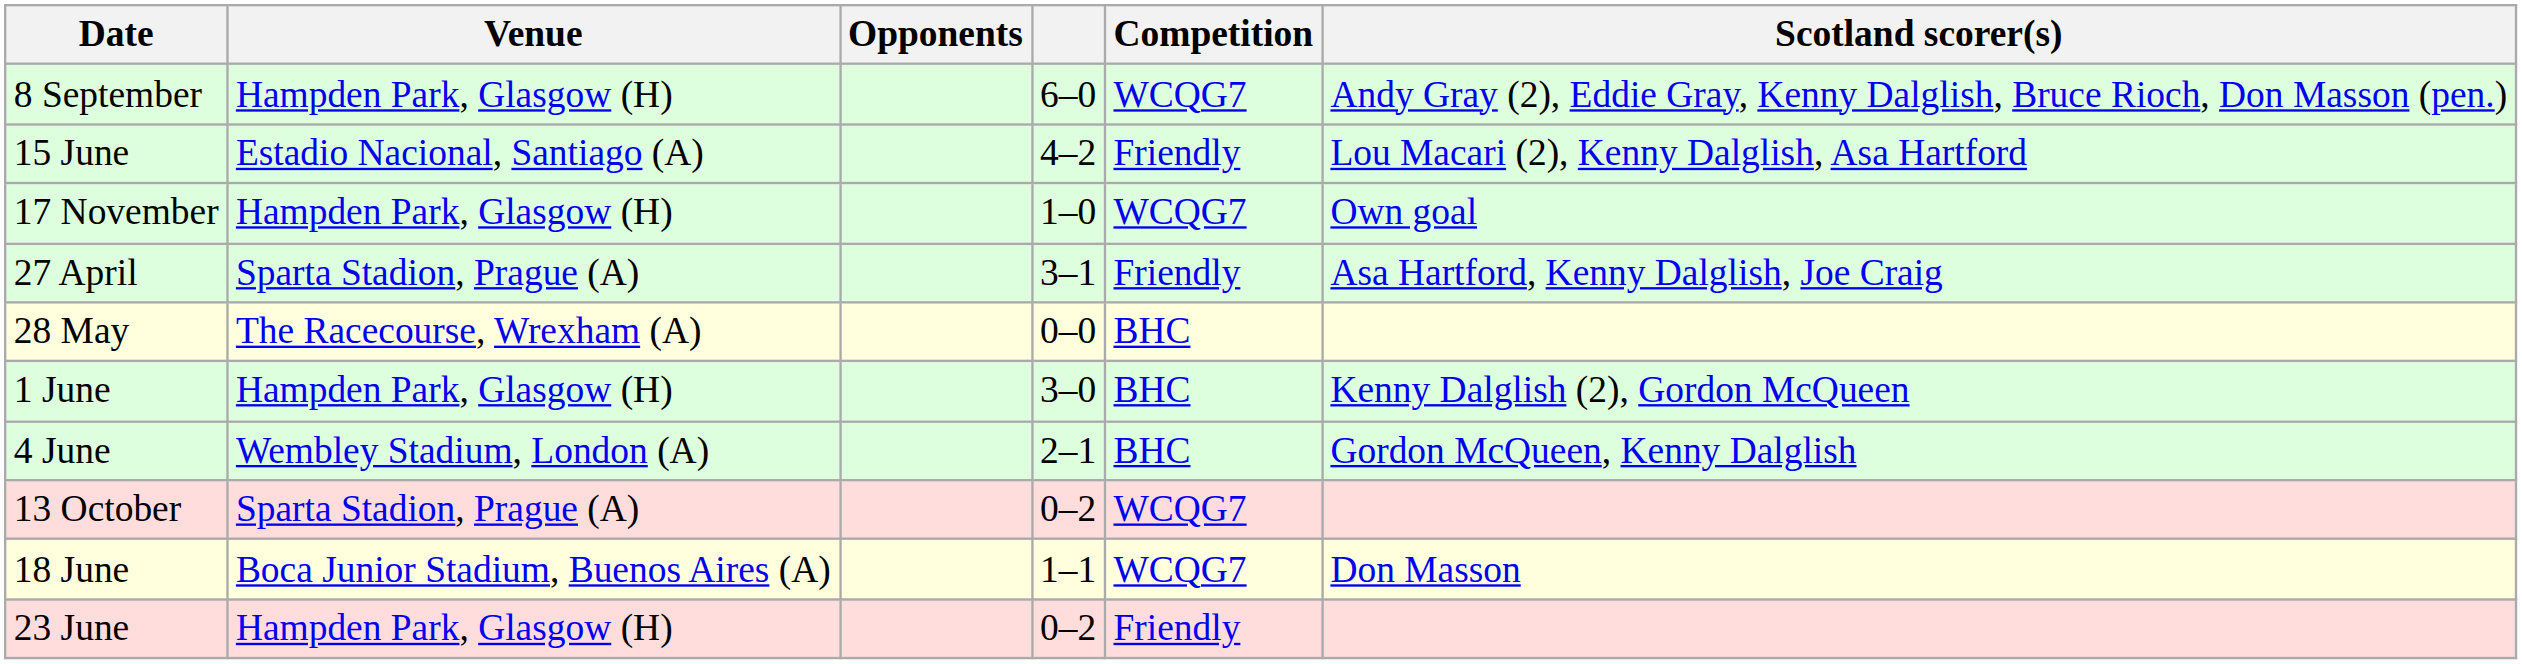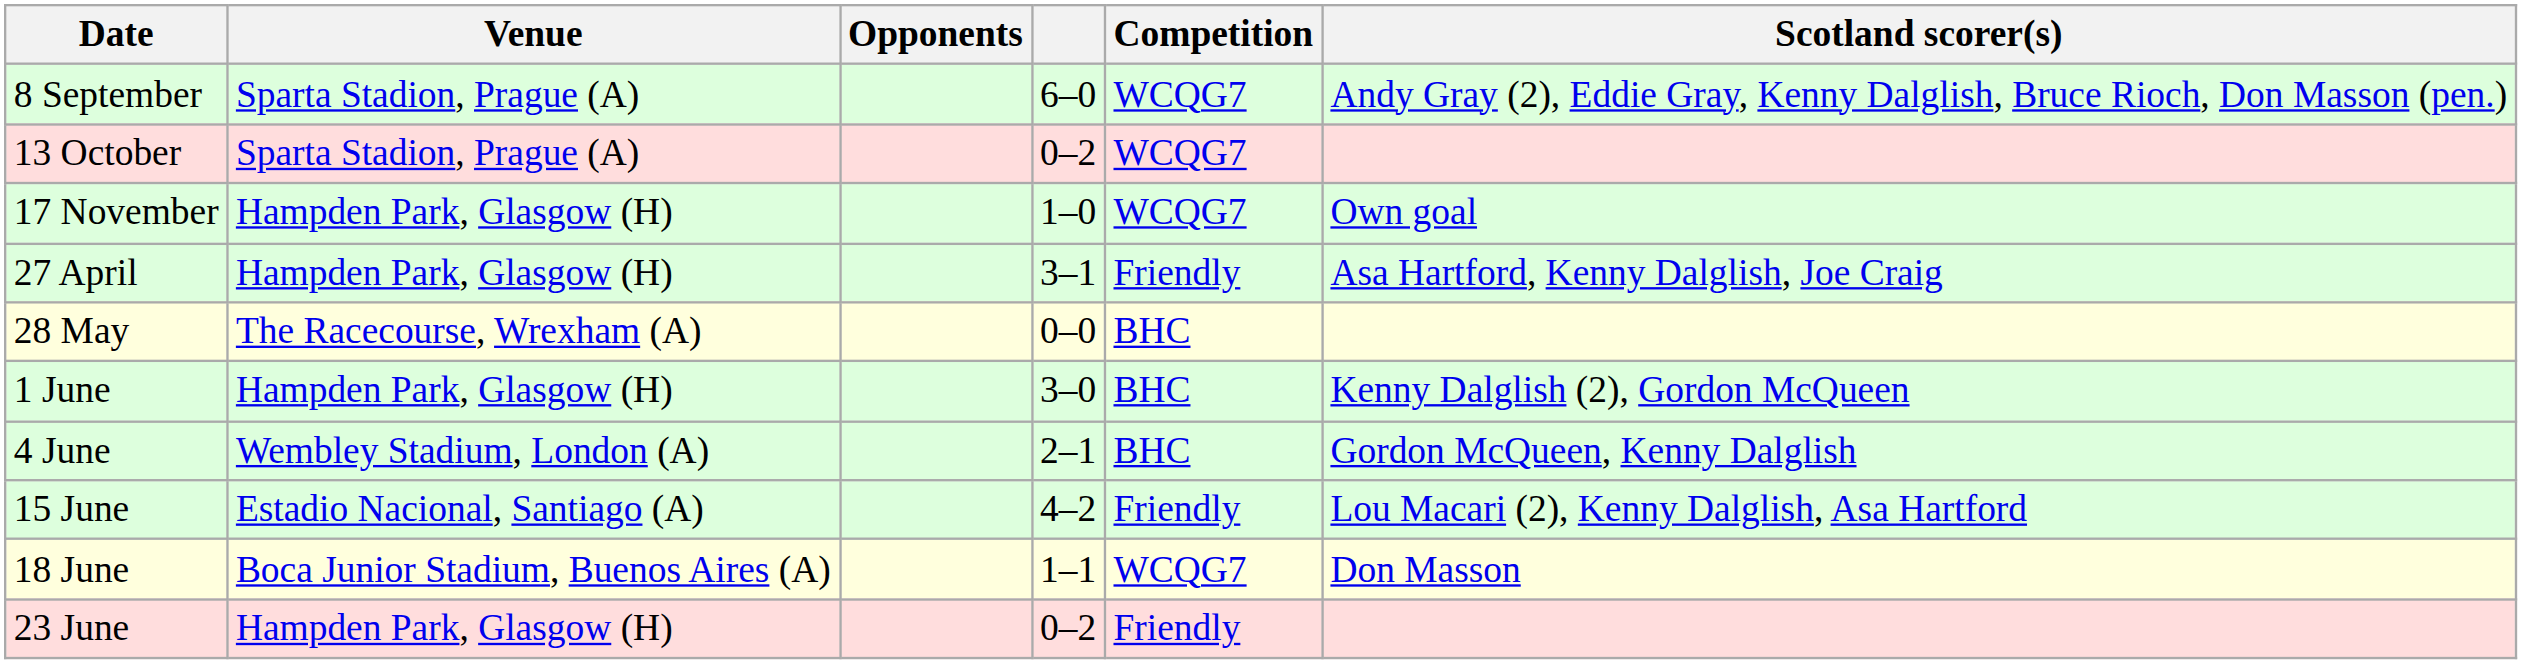(454, 93) Hampden Park, Glasgow (H) -> (438, 93) Sparta Stadion, Prague (A)
rows swapped: (97, 509) <-> (72, 152)
(438, 271) Sparta Stadion, Prague (A) -> (454, 271) Hampden Park, Glasgow (H)
